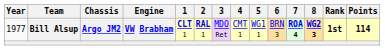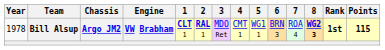(16, 29) 1977 -> (16, 29) 1978
(295, 29) bold -> (295, 29) normal
(363, 29) 114 -> (363, 29) 115
